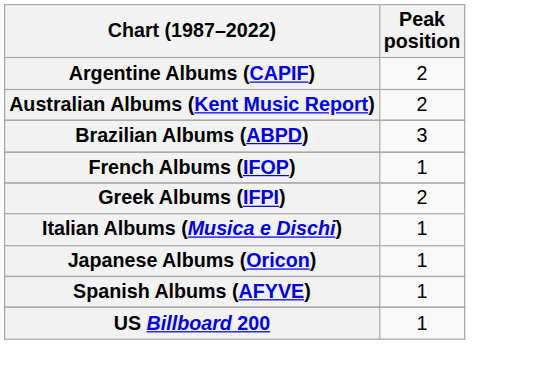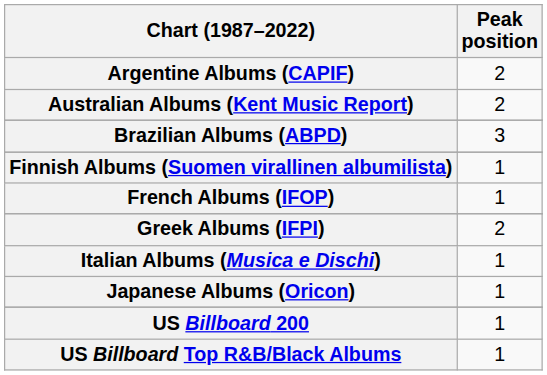+ row: (231, 167)
- row: (192, 291)
+ row: (231, 354)
